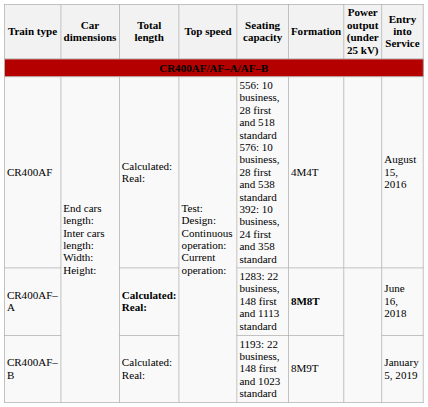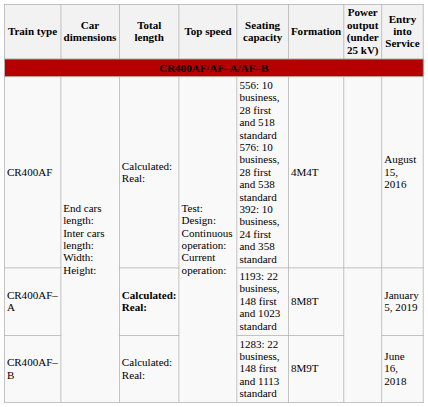(259, 301) 1283: 22 business, 148 first and 1113 standard -> (260, 301) 1193: 22 business, 148 first and 1023 standard
(305, 301) bold -> (305, 301) normal
(395, 301) June 16, 2018 -> (401, 301) January 5, 2019
(260, 368) 1193: 22 business, 148 first and 1023 standard -> (259, 368) 1283: 22 business, 148 first and 1113 standard
(401, 368) January 5, 2019 -> (395, 368) June 16, 2018
